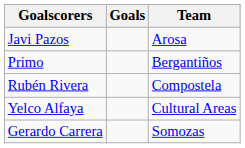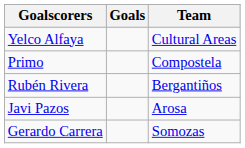rows swapped: (38, 39) <-> (46, 108)
(187, 62) Bergantiños -> (187, 62) Compostela
(187, 85) Compostela -> (187, 85) Bergantiños
